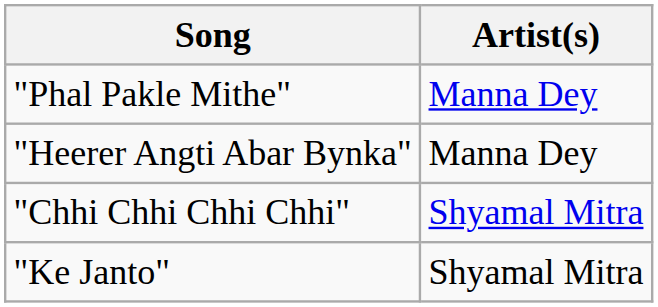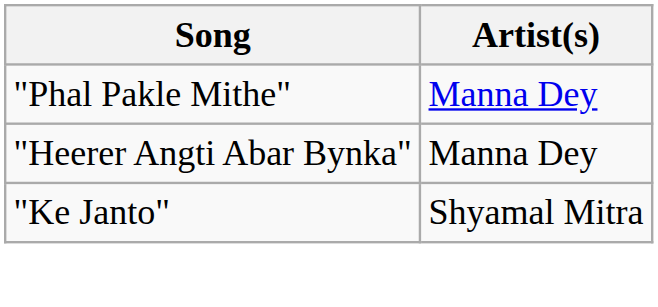- row: (182, 212)
